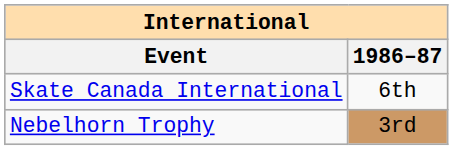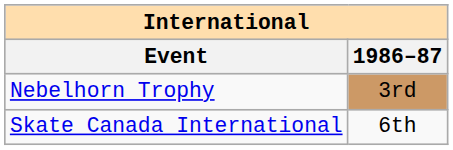rows swapped: (112, 126) <-> (176, 92)
